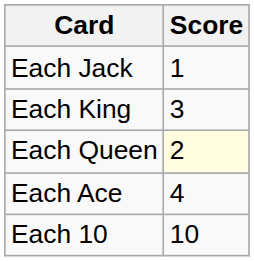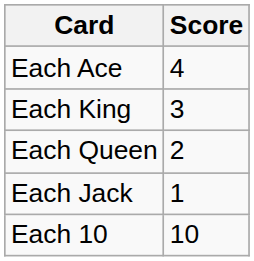rows swapped: (67, 192) <-> (72, 67)
(177, 151) lightyellow background -> (177, 151) no background
